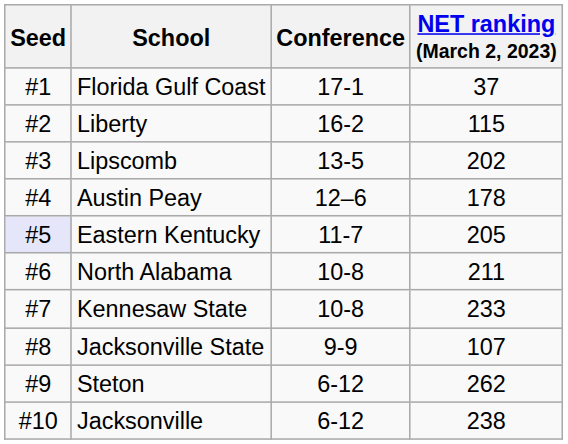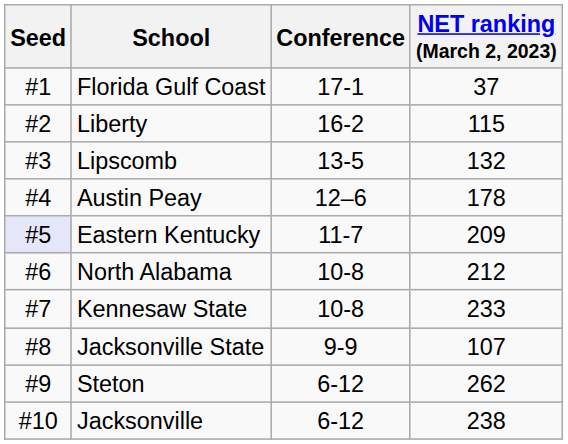(486, 161) 202 -> (486, 161) 132
(486, 235) 205 -> (486, 235) 209
(486, 272) 211 -> (486, 272) 212
